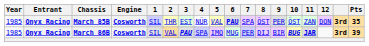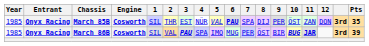(263, 21) ÖST -> (263, 21) DIJ
(263, 32) DIJ -> (263, 32) ÖST
